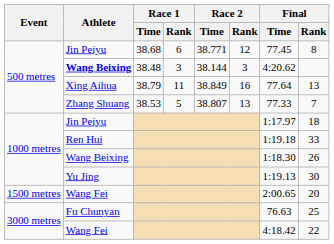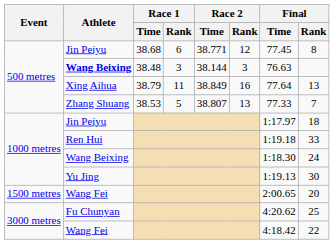(279, 68) 4:20.62 -> (279, 68) 76.63
(314, 158) 26 -> (314, 158) 24
(279, 212) 76.63 -> (279, 212) 4:20.62
